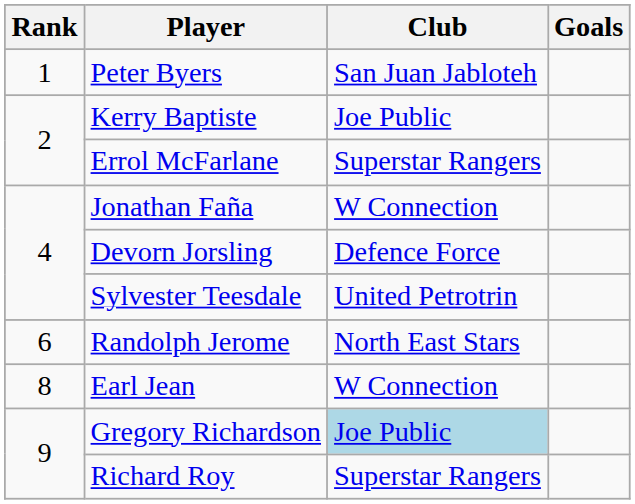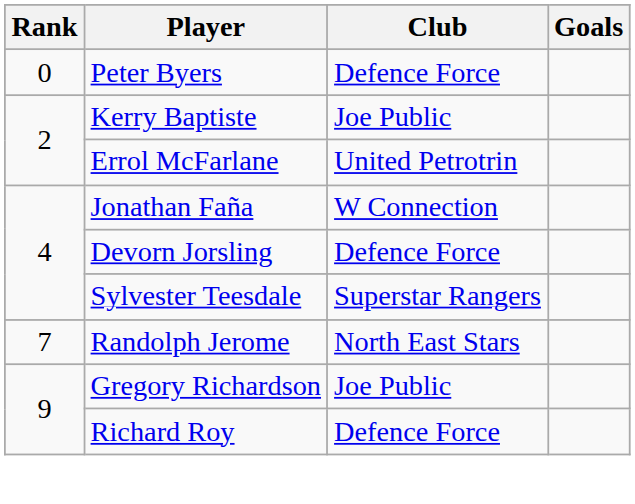(44, 71) 1 -> (44, 71) 0
(436, 71) San Juan Jabloteh -> (417, 71) Defence Force
(437, 161) Superstar Rangers -> (426, 161) United Petrotrin
(426, 296) United Petrotrin -> (437, 296) Superstar Rangers
(44, 341) 6 -> (44, 341) 7
- row: (143, 386)
(393, 431) lightblue background -> (393, 386) no background
(437, 476) Superstar Rangers -> (417, 431) Defence Force
